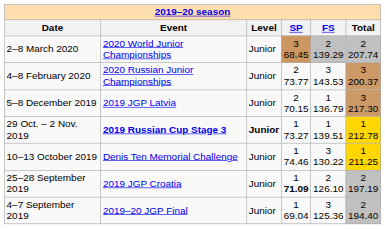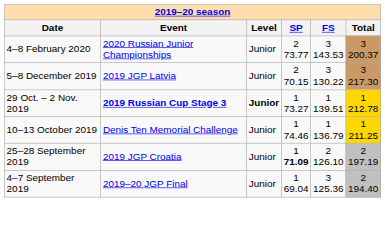- row: (42, 49)
(328, 103) 1 136.79 -> (328, 76) 3 130.22
(328, 156) 3 130.22 -> (328, 130) 1 136.79
